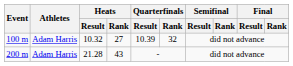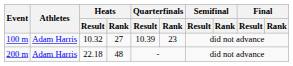(173, 40) 32 -> (173, 40) 23
(93, 54) 21.28 -> (93, 54) 22.18
(119, 54) 43 -> (119, 54) 48
